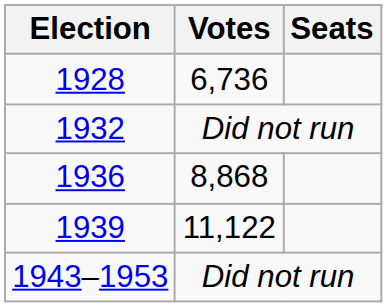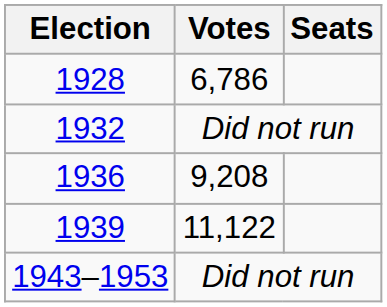(229, 78) 6,736 -> (229, 78) 6,786
(229, 177) 8,868 -> (229, 177) 9,208
